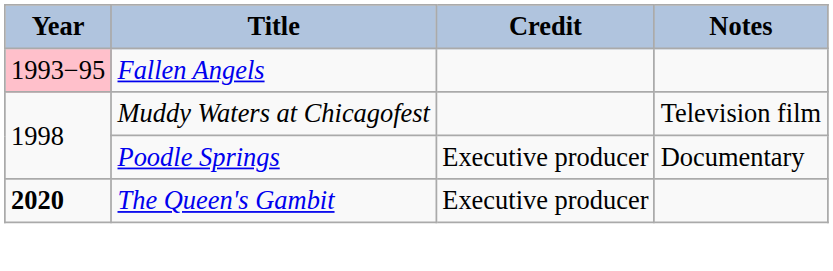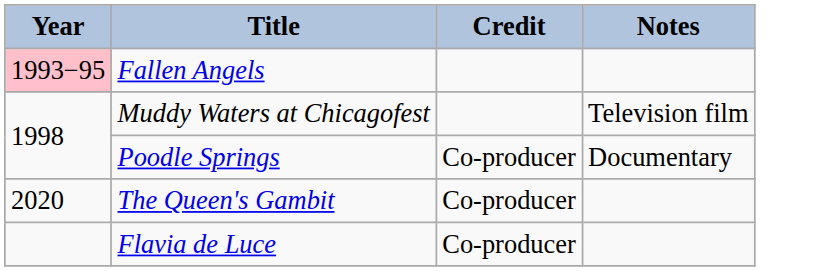(545, 157) Executive producer -> (509, 157) Co-producer
(37, 200) bold -> (37, 200) normal
(545, 200) Executive producer -> (509, 200) Co-producer
+ row: (197, 244)
